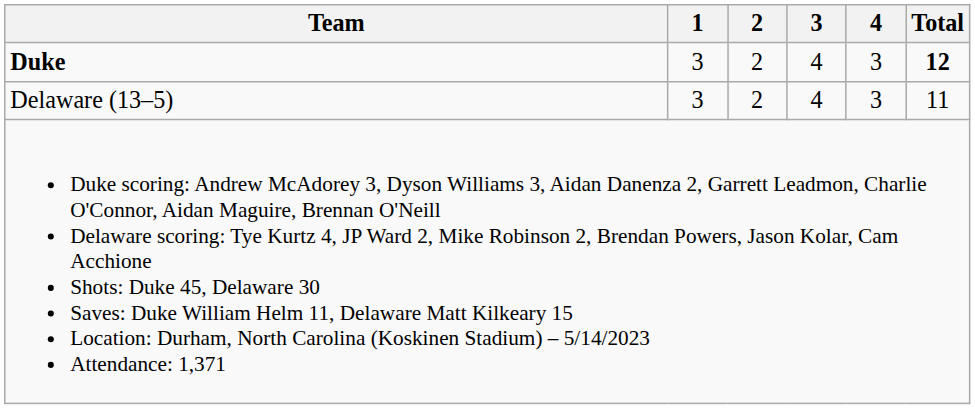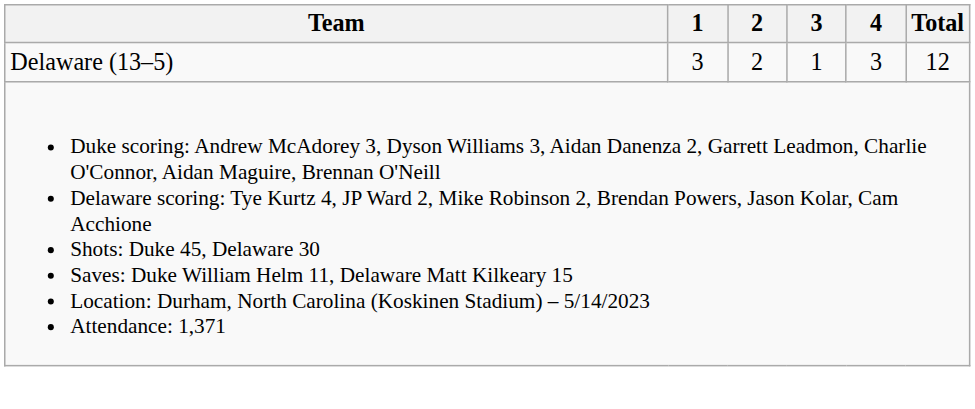- row: (38, 61)
(816, 100) 4 -> (816, 61) 1
(938, 100) 11 -> (938, 61) 12
